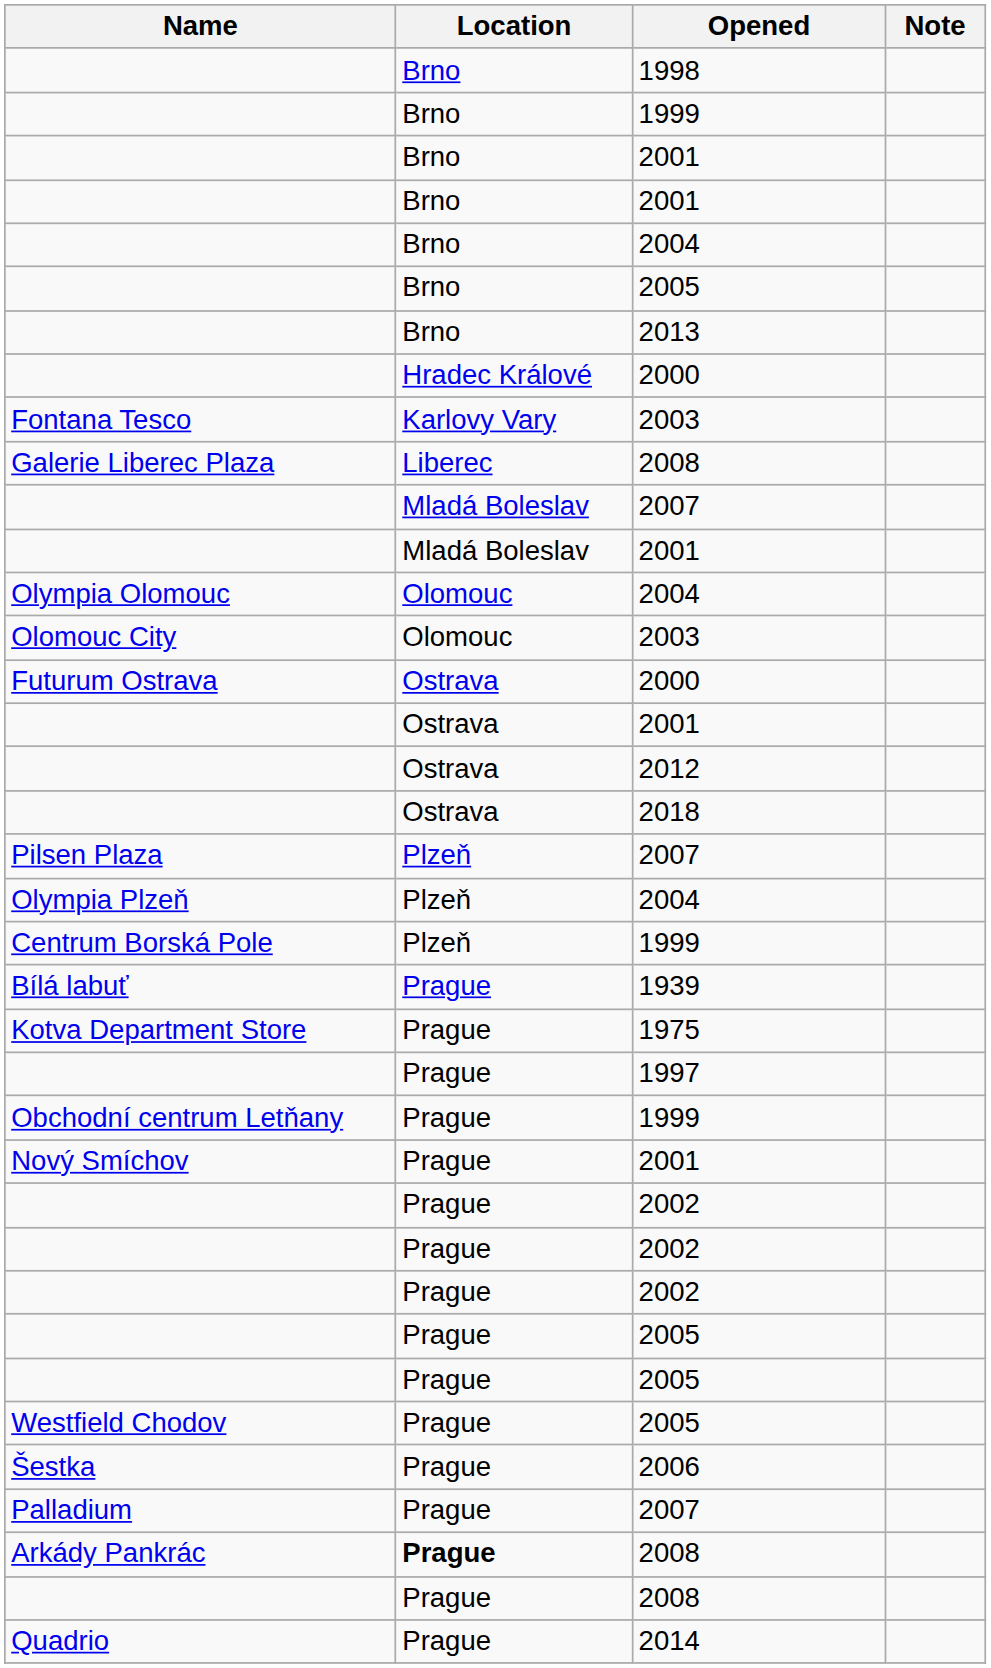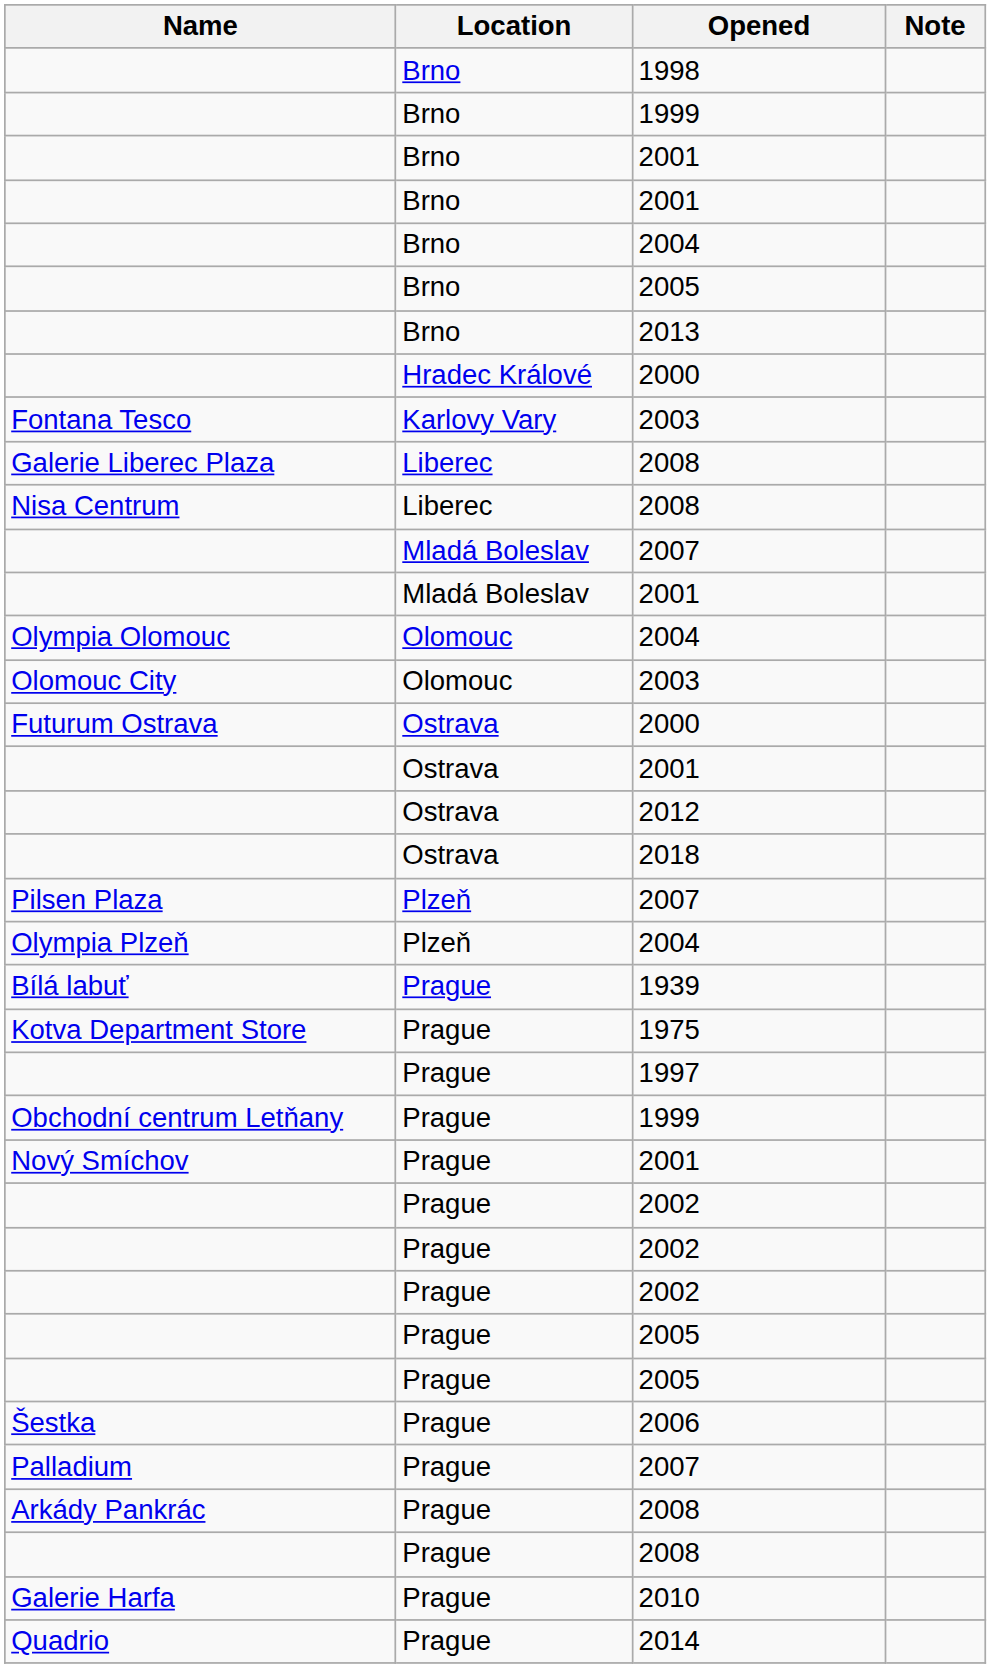+ row: (95, 506)
- row: (142, 942)
- row: (119, 1422)
(449, 1553) bold -> (447, 1510) normal
+ row: (93, 1597)
